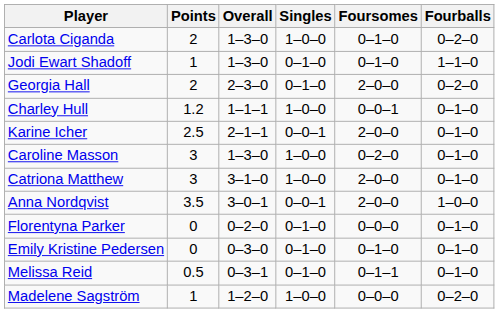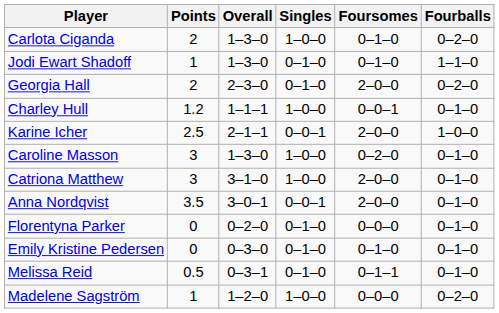(458, 132) 0–1–0 -> (458, 132) 1–0–0
(458, 202) 1–0–0 -> (458, 202) 0–1–0
